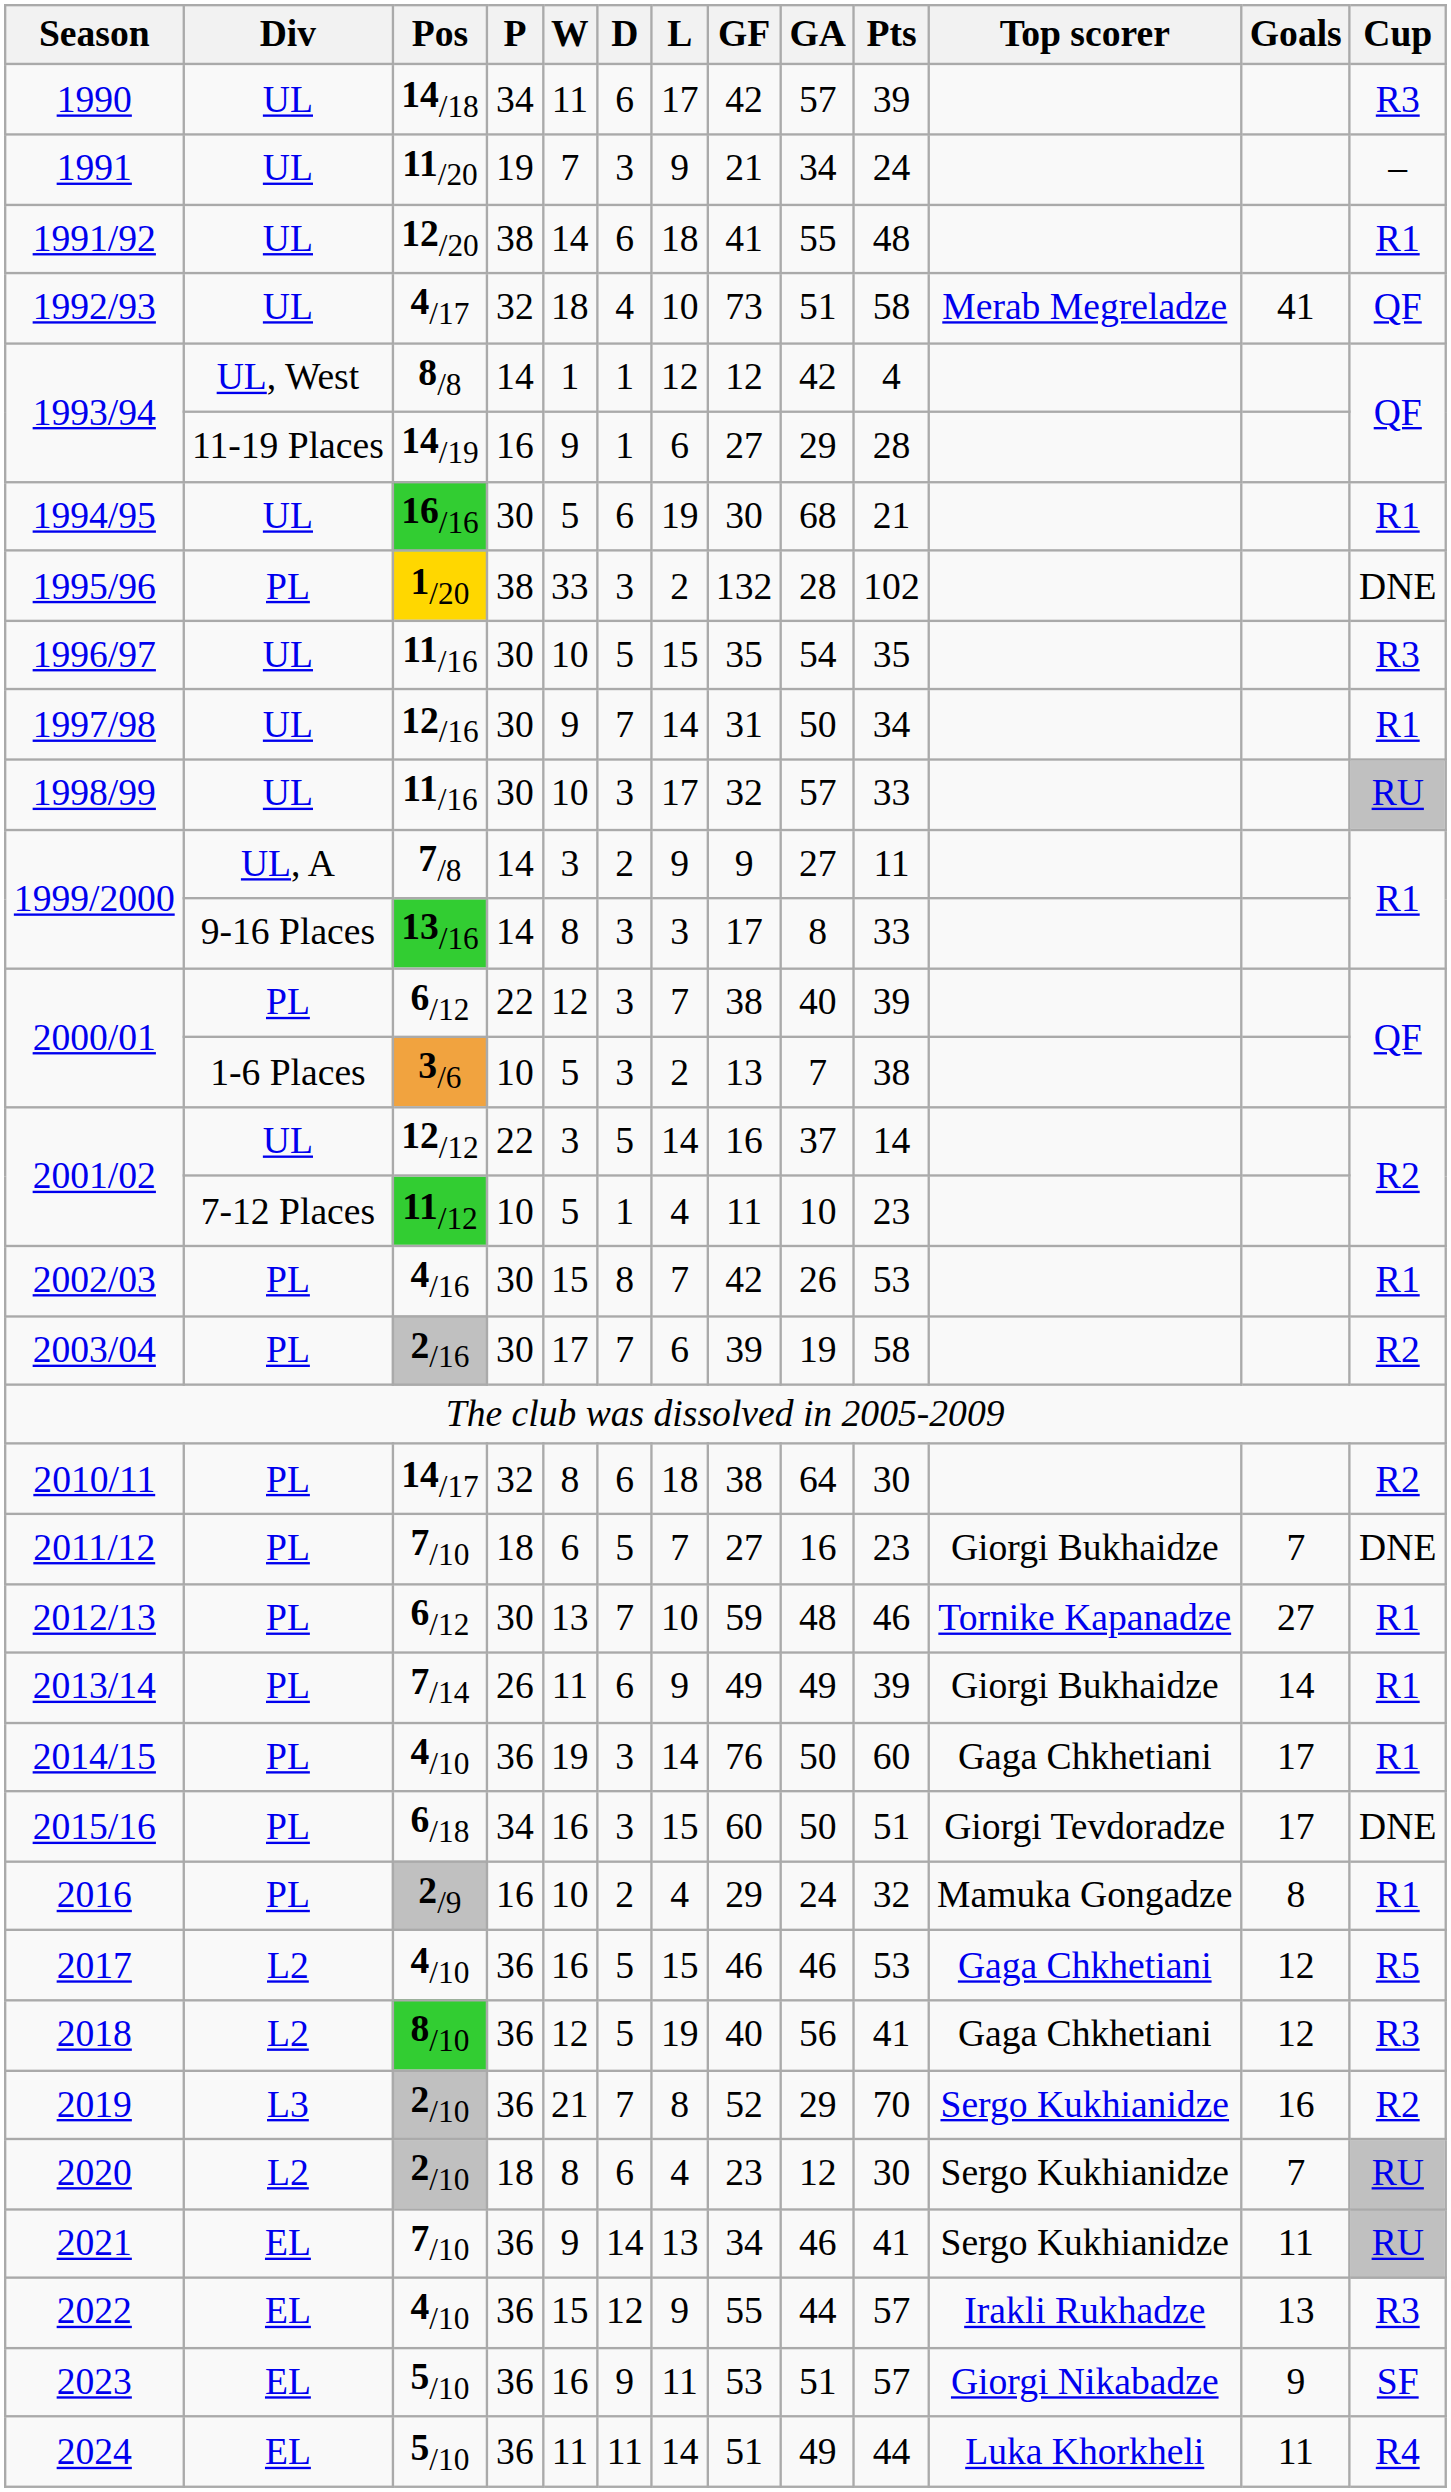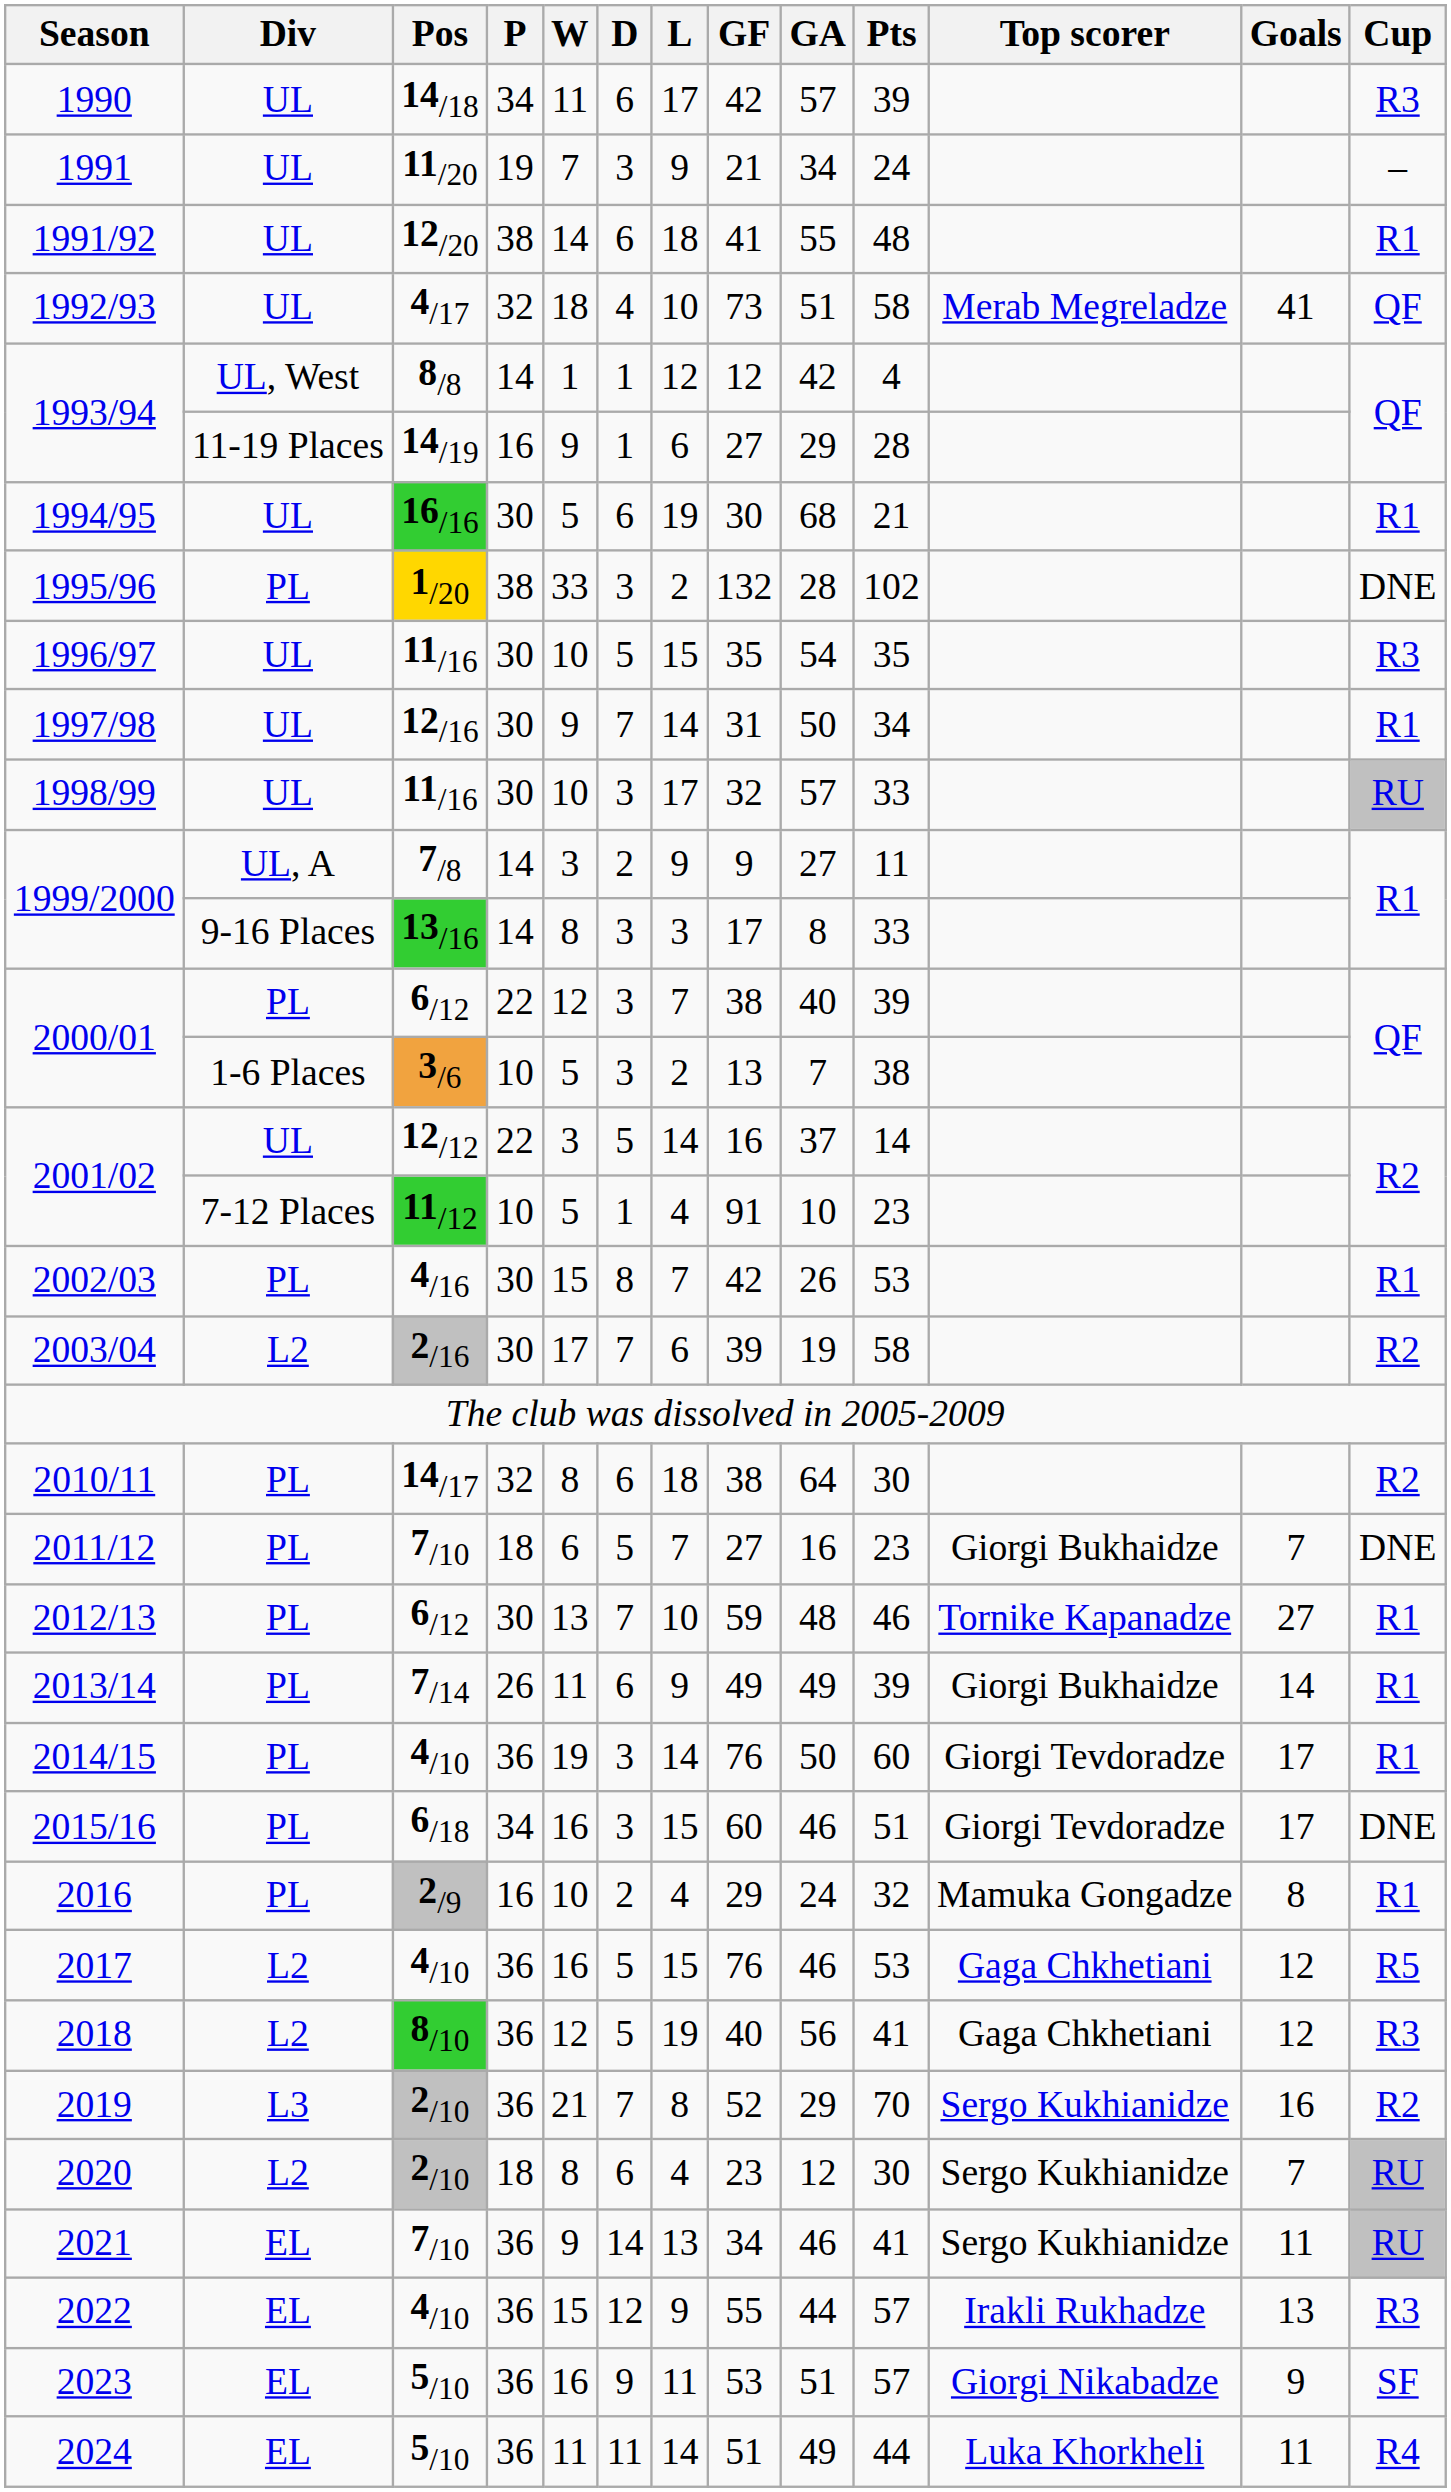(744, 1210) 11 -> (744, 1210) 91
(288, 1349) PL -> (288, 1349) L2
(1085, 1756) Gaga Chkhetiani -> (1085, 1756) Giorgi Tevdoradze
(818, 1825) 50 -> (818, 1825) 46
(744, 1964) 46 -> (744, 1964) 76
